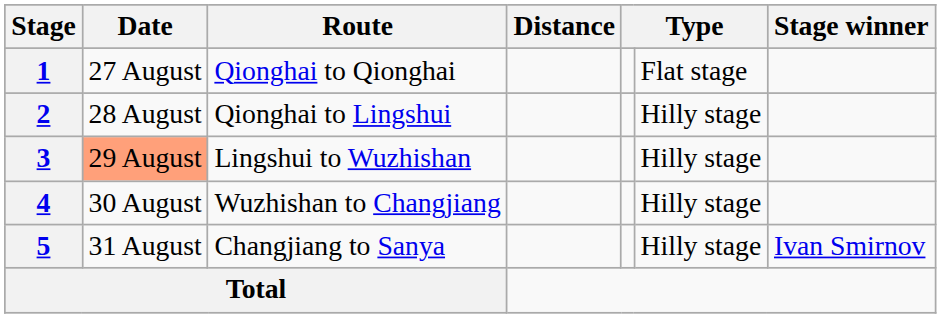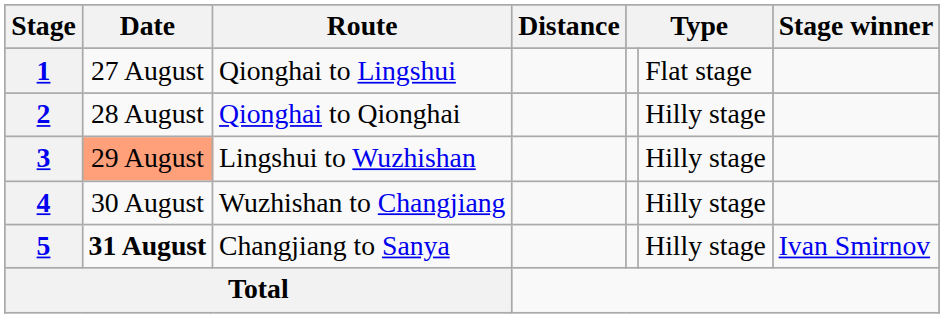(335, 70) Qionghai to Qionghai -> (337, 70) Qionghai to Lingshui
(333, 114) Qionghai to Lingshui -> (340, 114) Qionghai to Qionghai
(145, 245) normal -> (147, 245) bold
